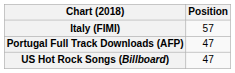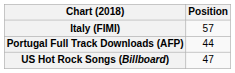(208, 44) 47 -> (208, 44) 44
